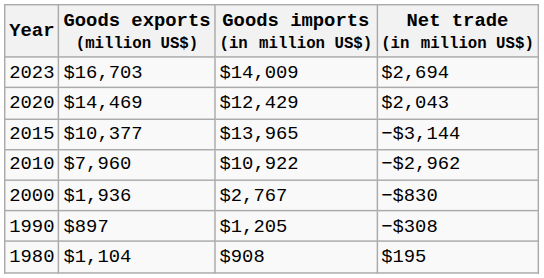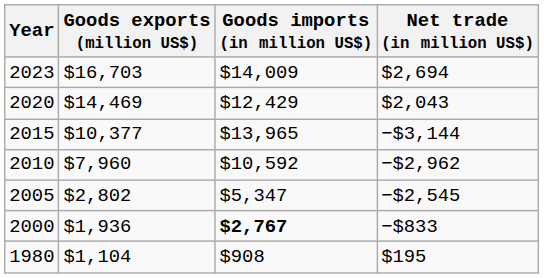(259, 165) $10,922 -> (259, 165) $10,592
+ row: (32, 195)
(253, 195) normal -> (253, 226) bold
(409, 195) −$830 -> (409, 226) −$833
- row: (32, 226)
